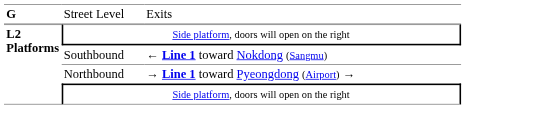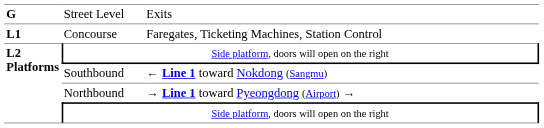+ row: (90, 33)
